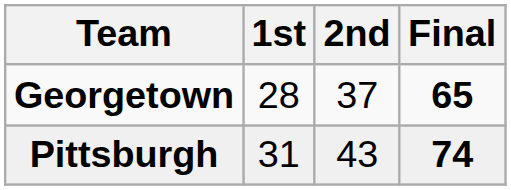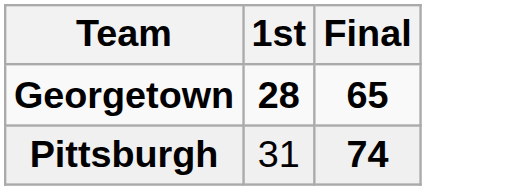- column: (357, 34)
(279, 94) normal -> (279, 94) bold
